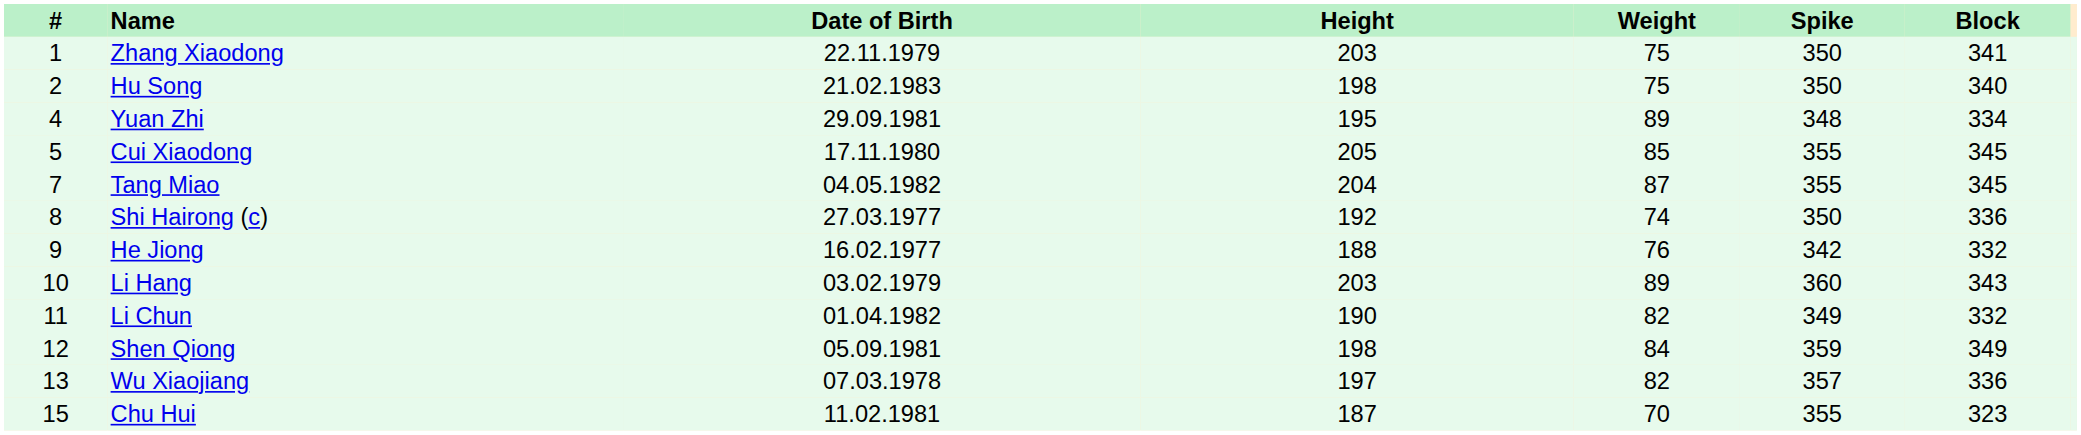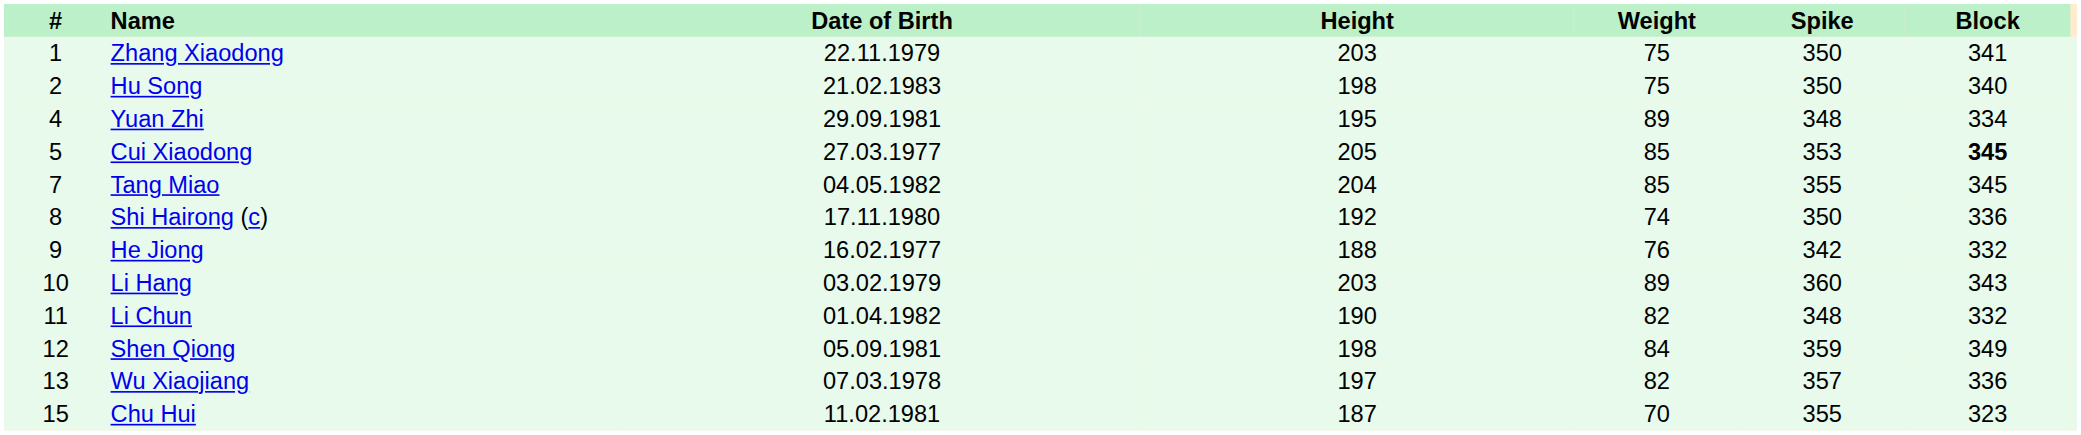(882, 152) 17.11.1980 -> (882, 152) 27.03.1977
(1822, 152) 355 -> (1822, 152) 353
(1988, 152) normal -> (1988, 152) bold
(1657, 184) 87 -> (1657, 184) 85
(882, 217) 27.03.1977 -> (882, 217) 17.11.1980
(1822, 316) 349 -> (1822, 316) 348
